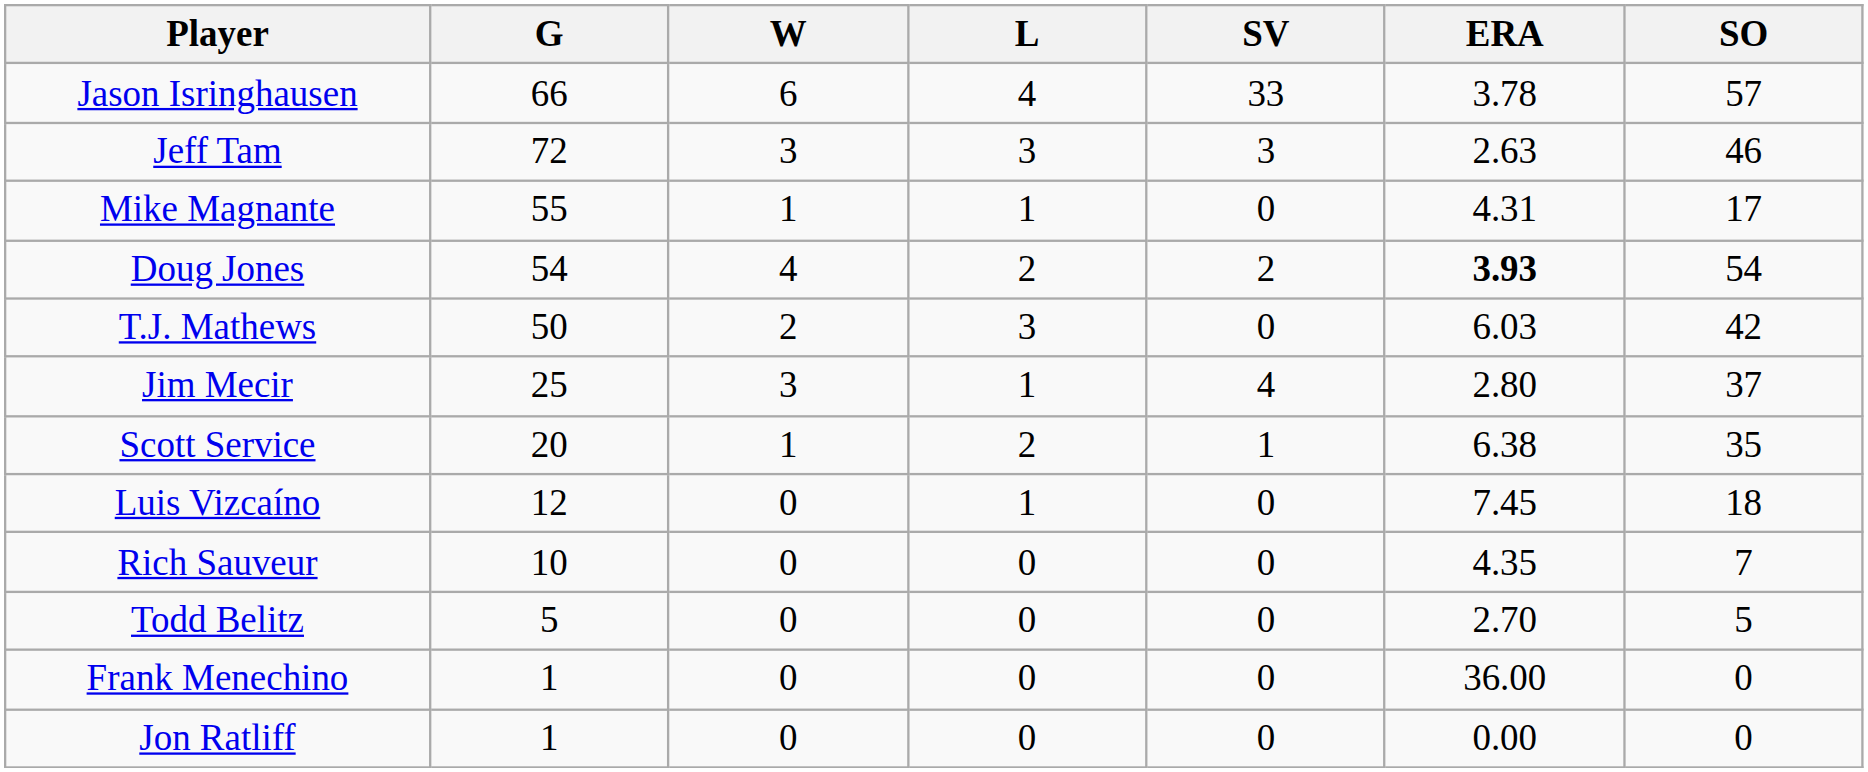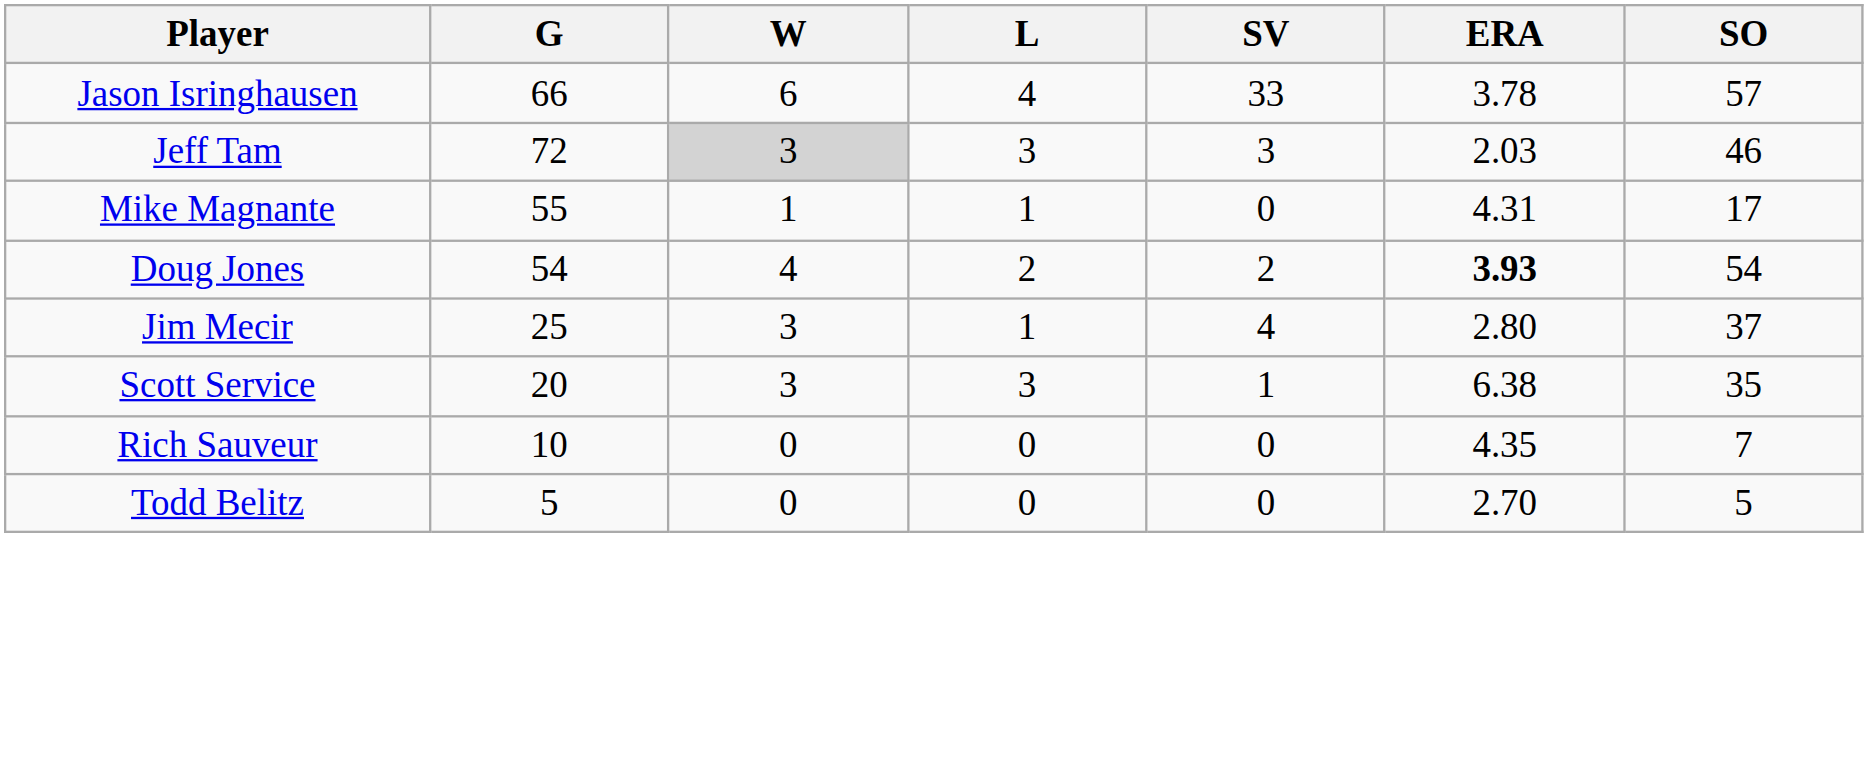(788, 151) no background -> (788, 151) lightgrey background
(1505, 151) 2.63 -> (1505, 151) 2.03
- row: (217, 326)
(788, 444) 1 -> (788, 385) 3
(1027, 444) 2 -> (1027, 385) 3
- row: (217, 502)
- row: (217, 678)
- row: (217, 737)
